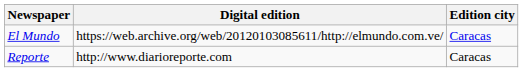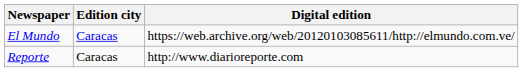columns swapped: (482, 14) <-> (260, 14)
